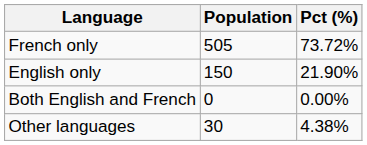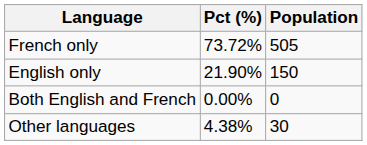columns swapped: (248, 18) <-> (329, 18)
